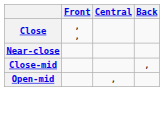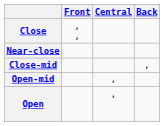+ row: (33, 104)
